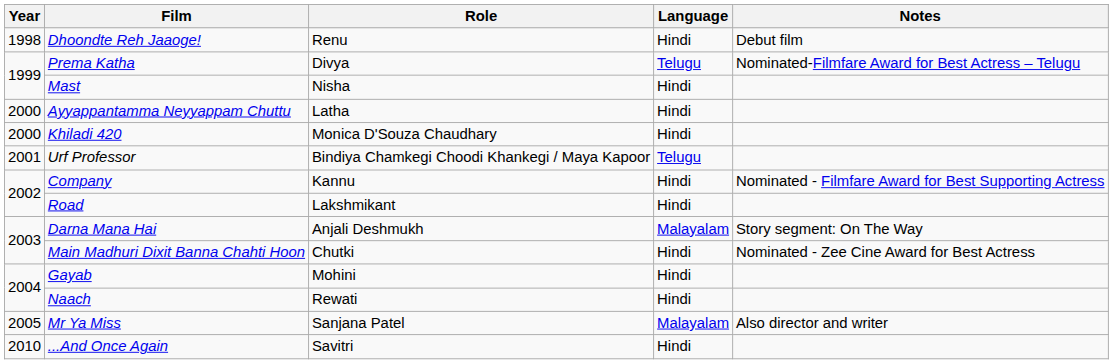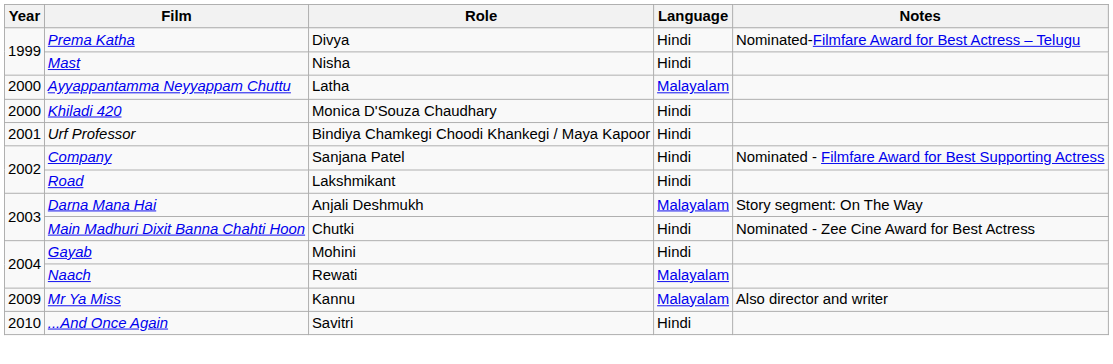- row: (124, 39)
(679, 63) Telugu -> (674, 39) Hindi
(674, 110) Hindi -> (693, 87) Malayalam
(679, 157) Telugu -> (674, 134) Hindi
(333, 181) Kannu -> (358, 157) Sanjana Patel
(674, 299) Hindi -> (693, 275) Malayalam
(24, 323) 2005 -> (24, 299) 2009
(358, 323) Sanjana Patel -> (333, 299) Kannu
